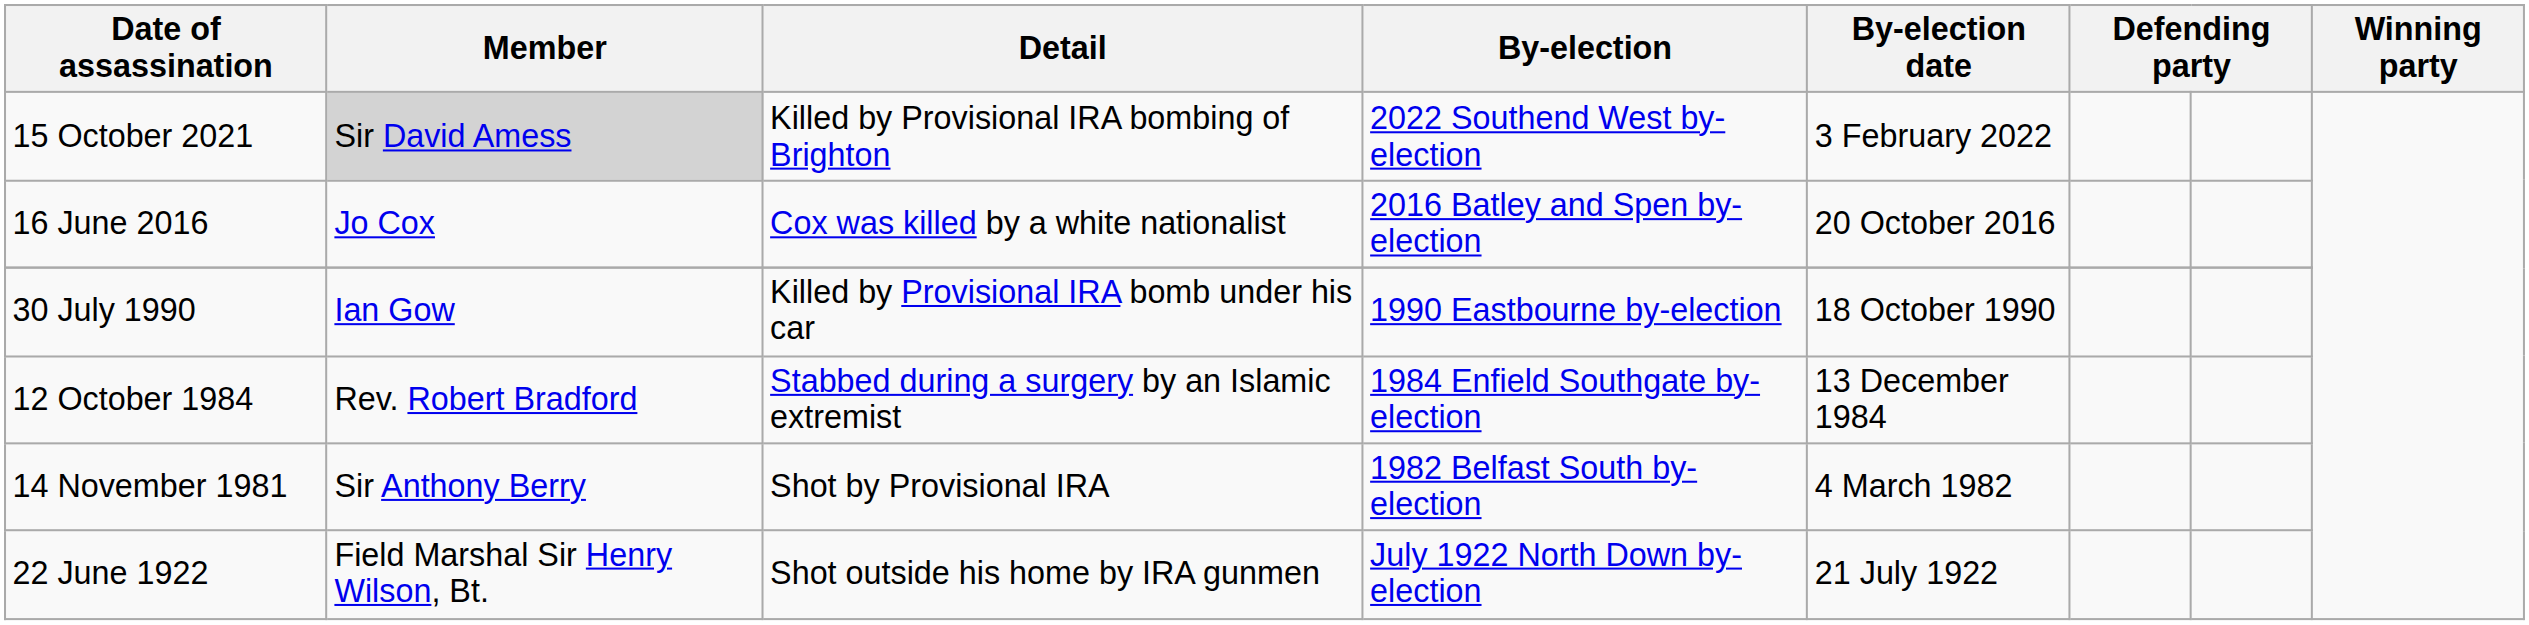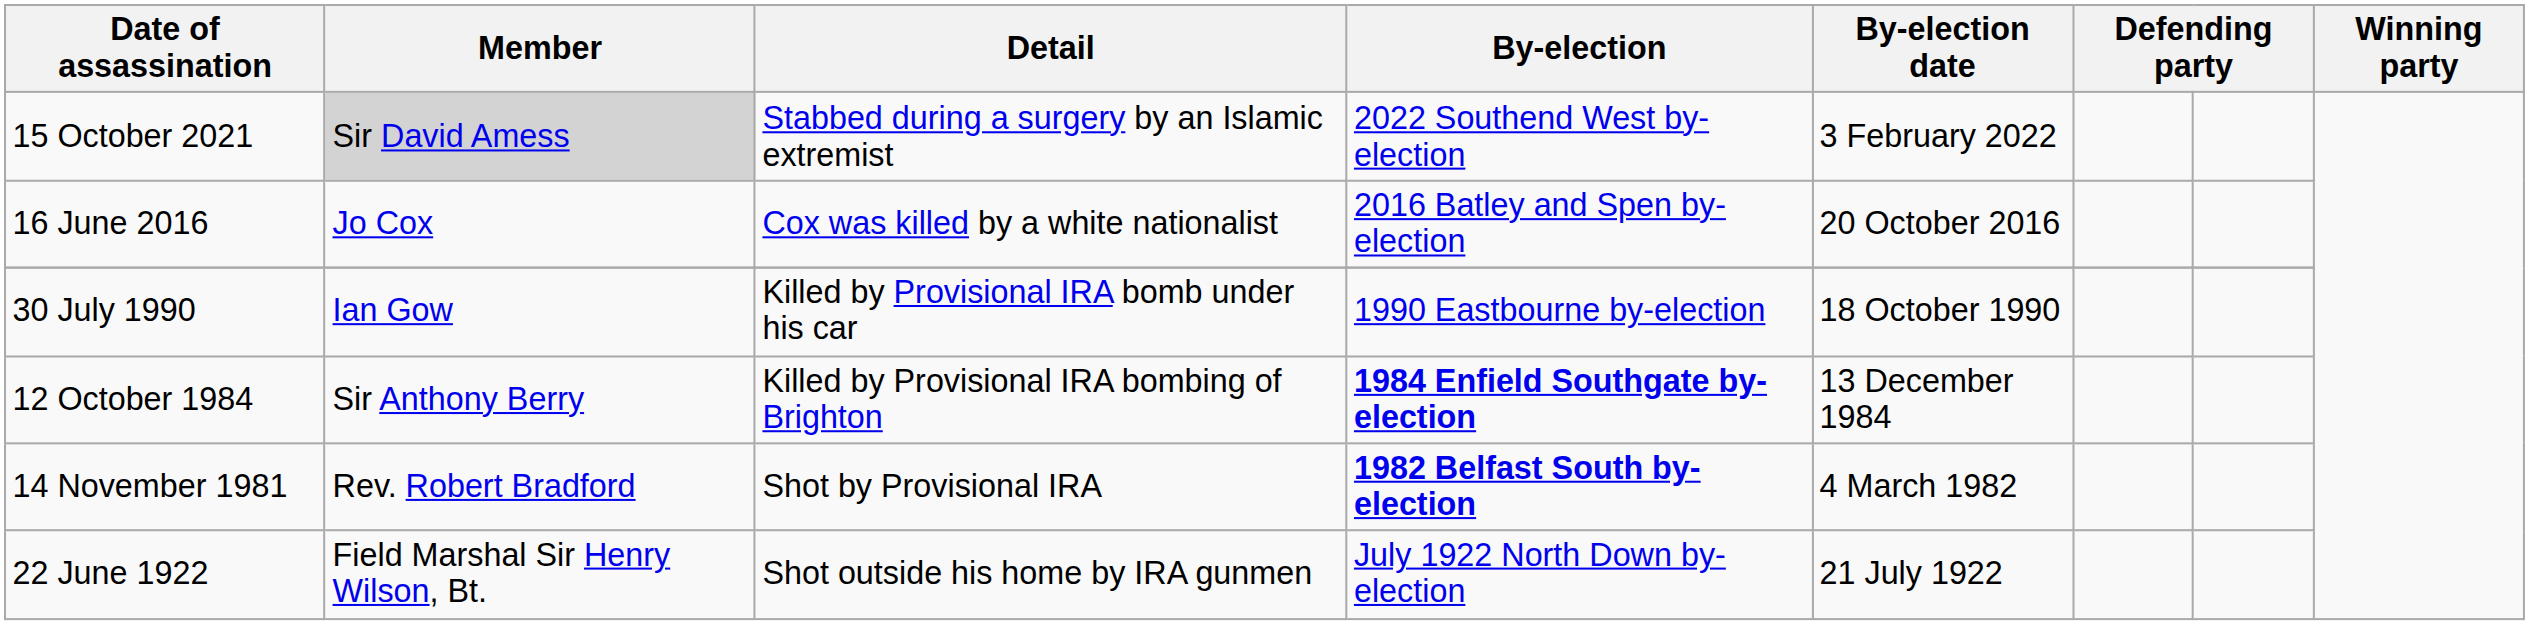(1030, 135) Killed by Provisional IRA bombing of Brighton -> (1043, 135) Stabbed during a surgery by an Islamic extremist
(486, 398) Rev. Robert Bradford -> (458, 398) Sir Anthony Berry
(1050, 398) Stabbed during a surgery by an Islamic extremist -> (1022, 398) Killed by Provisional IRA bombing of Brighton
(1565, 398) normal -> (1560, 398) bold
(460, 486) Sir Anthony Berry -> (484, 486) Rev. Robert Bradford
(1534, 486) normal -> (1527, 486) bold
